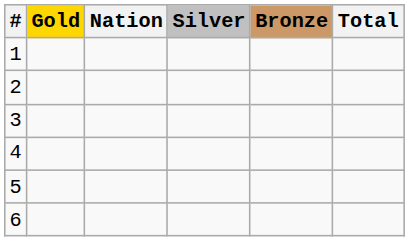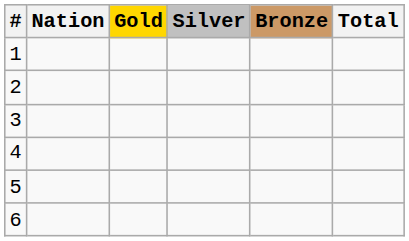columns swapped: (126, 21) <-> (56, 21)
